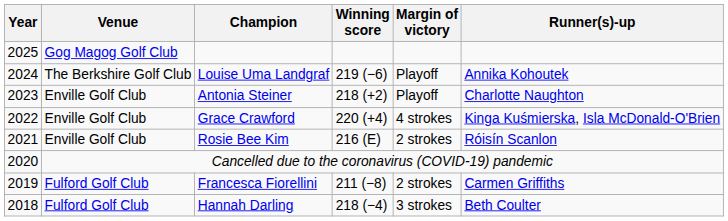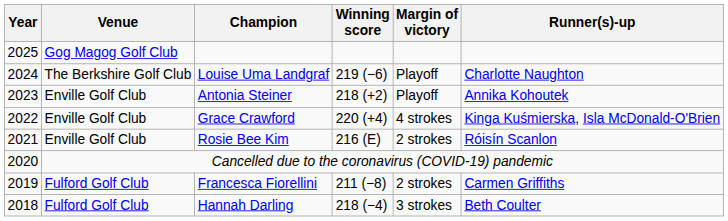(516, 74) Annika Kohoutek -> (524, 74) Charlotte Naughton
(524, 96) Charlotte Naughton -> (516, 96) Annika Kohoutek
